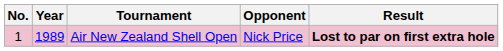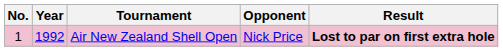(50, 36) 1989 -> (50, 36) 1992
